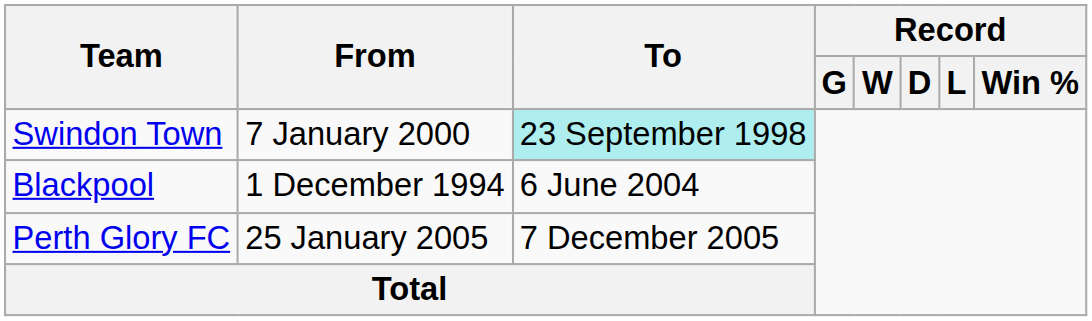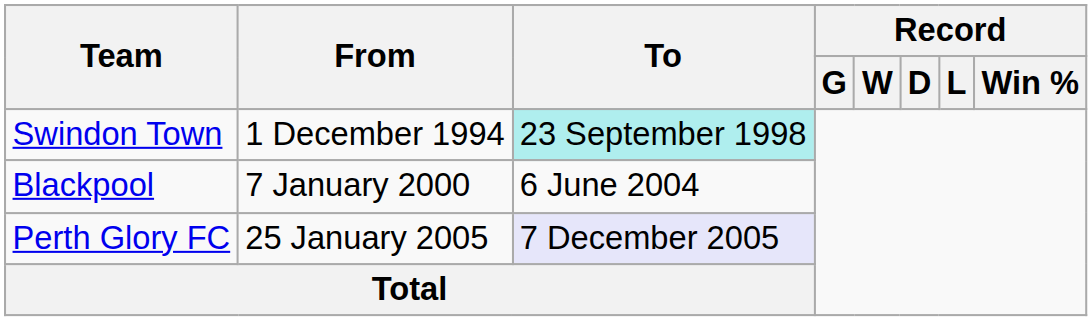(358, 133) 7 January 2000 -> (375, 133) 1 December 1994
(375, 185) 1 December 1994 -> (358, 185) 7 January 2000
(649, 237) no background -> (649, 237) lavender background
